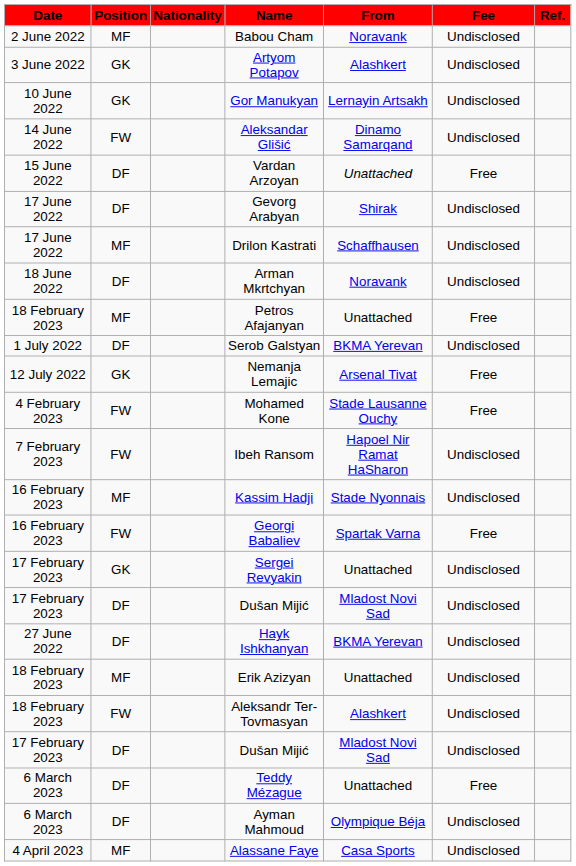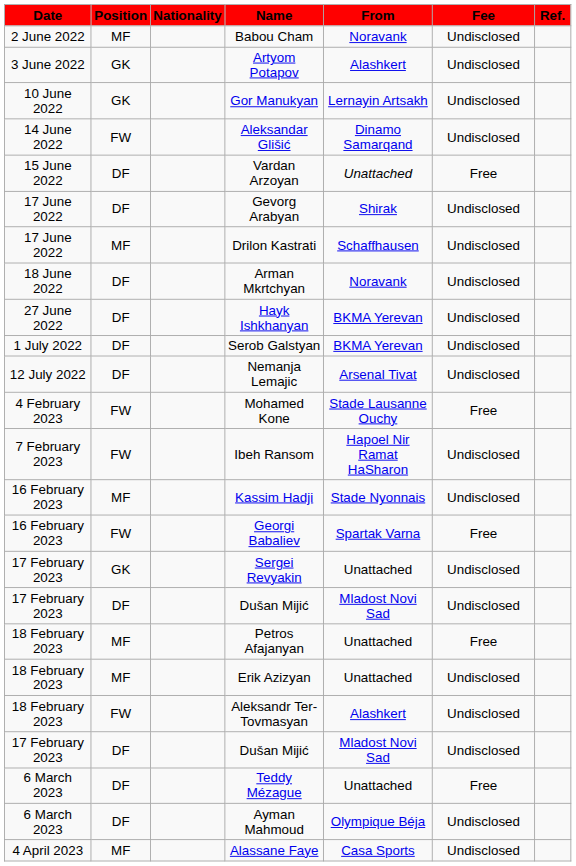rows swapped: (48, 642) <-> (48, 317)
(121, 375) GK -> (121, 375) DF
(484, 375) Free -> (484, 375) Undisclosed
